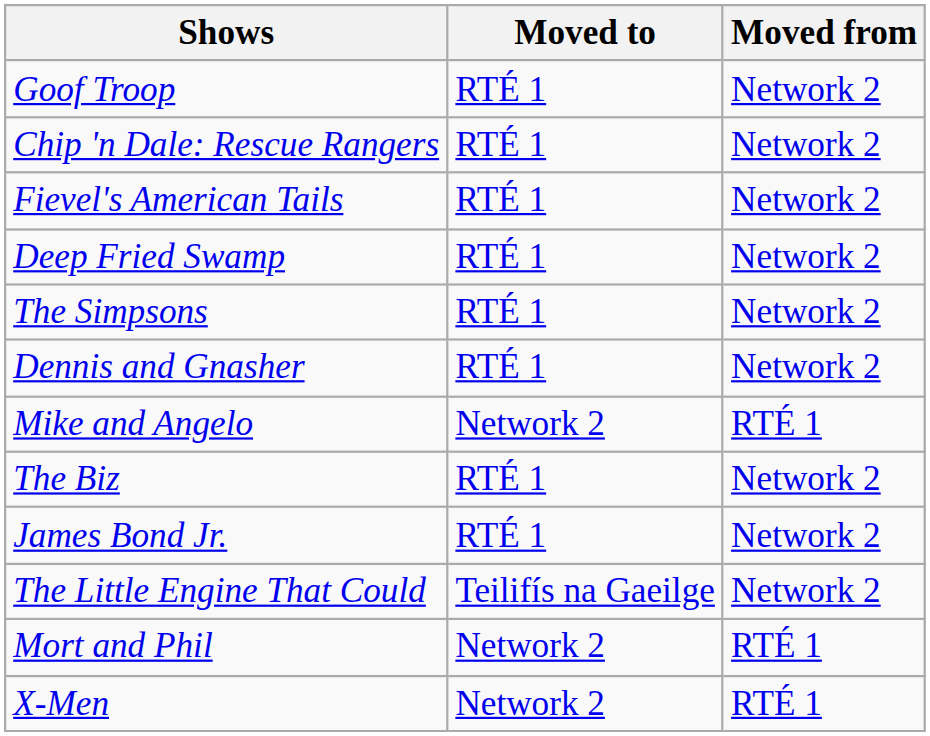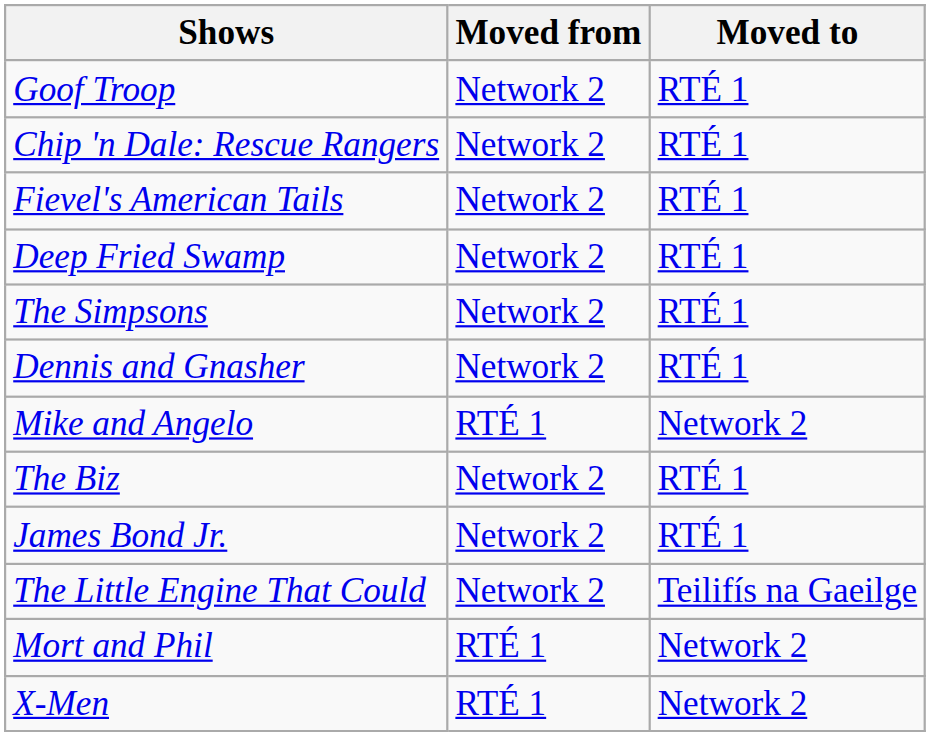columns swapped: (824, 32) <-> (585, 32)
